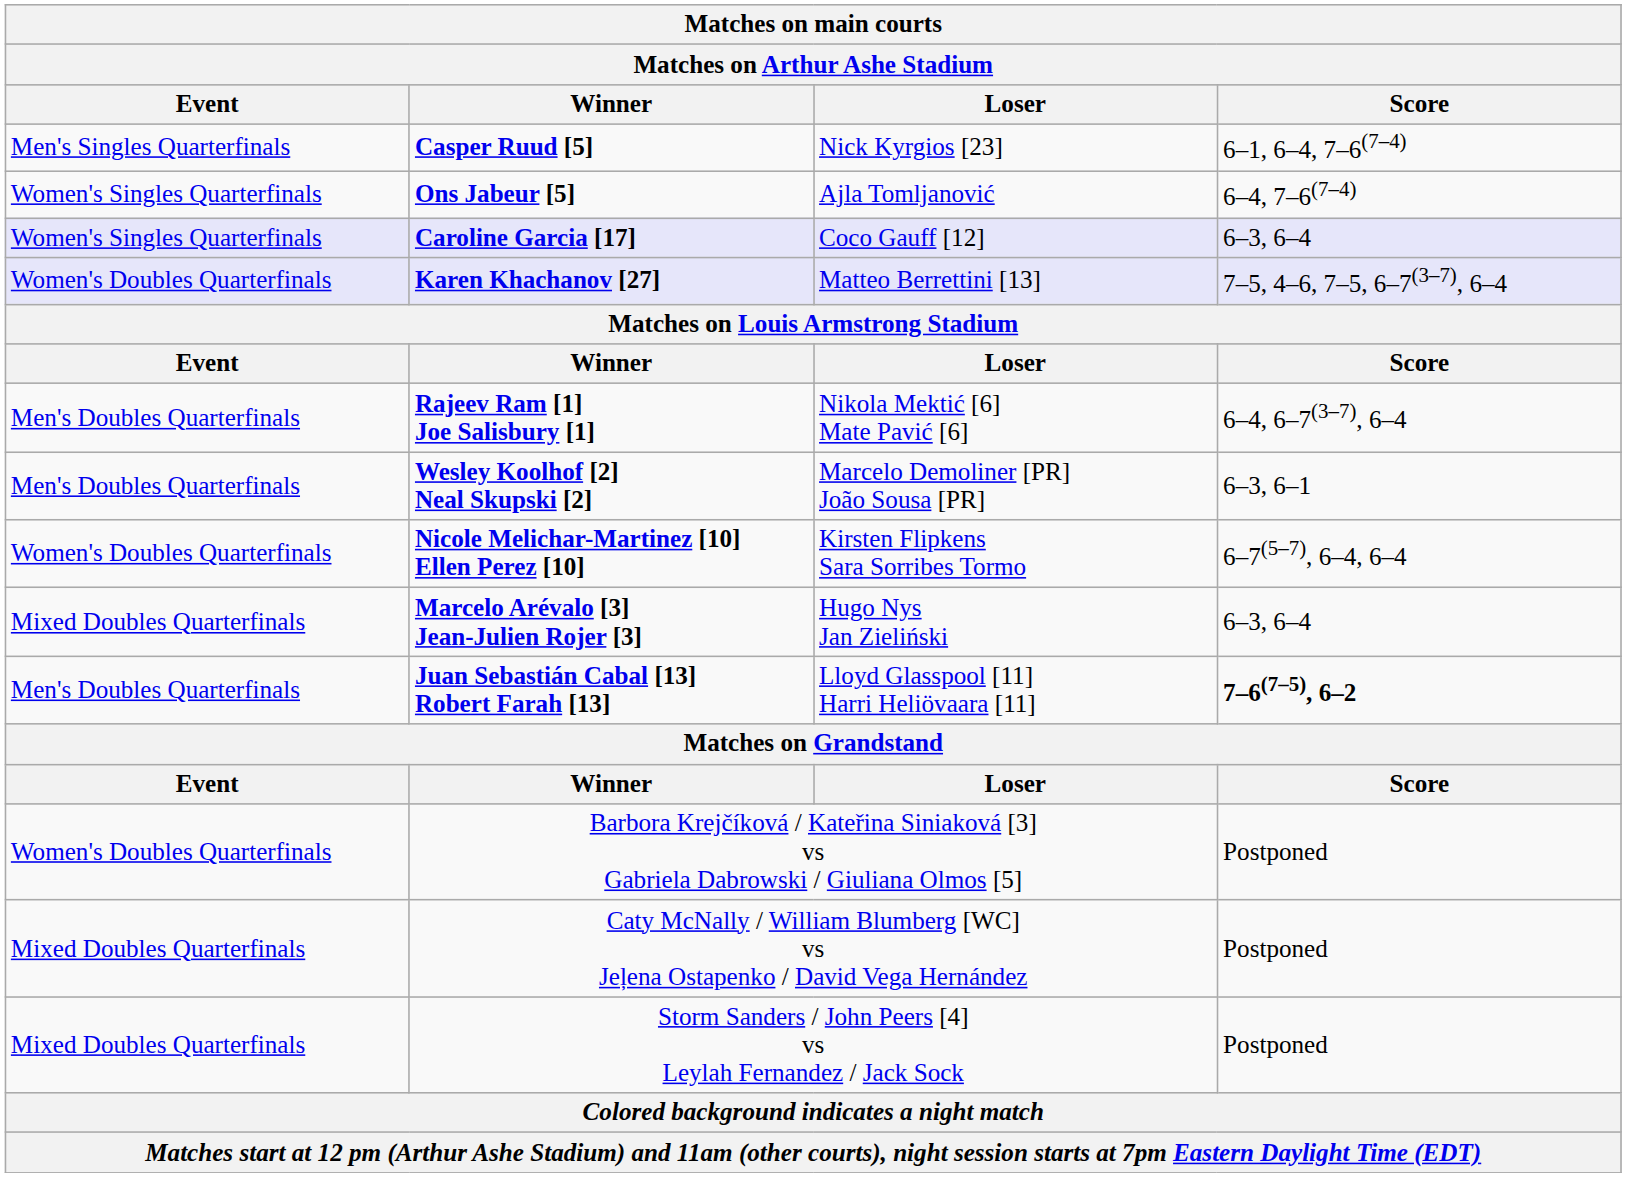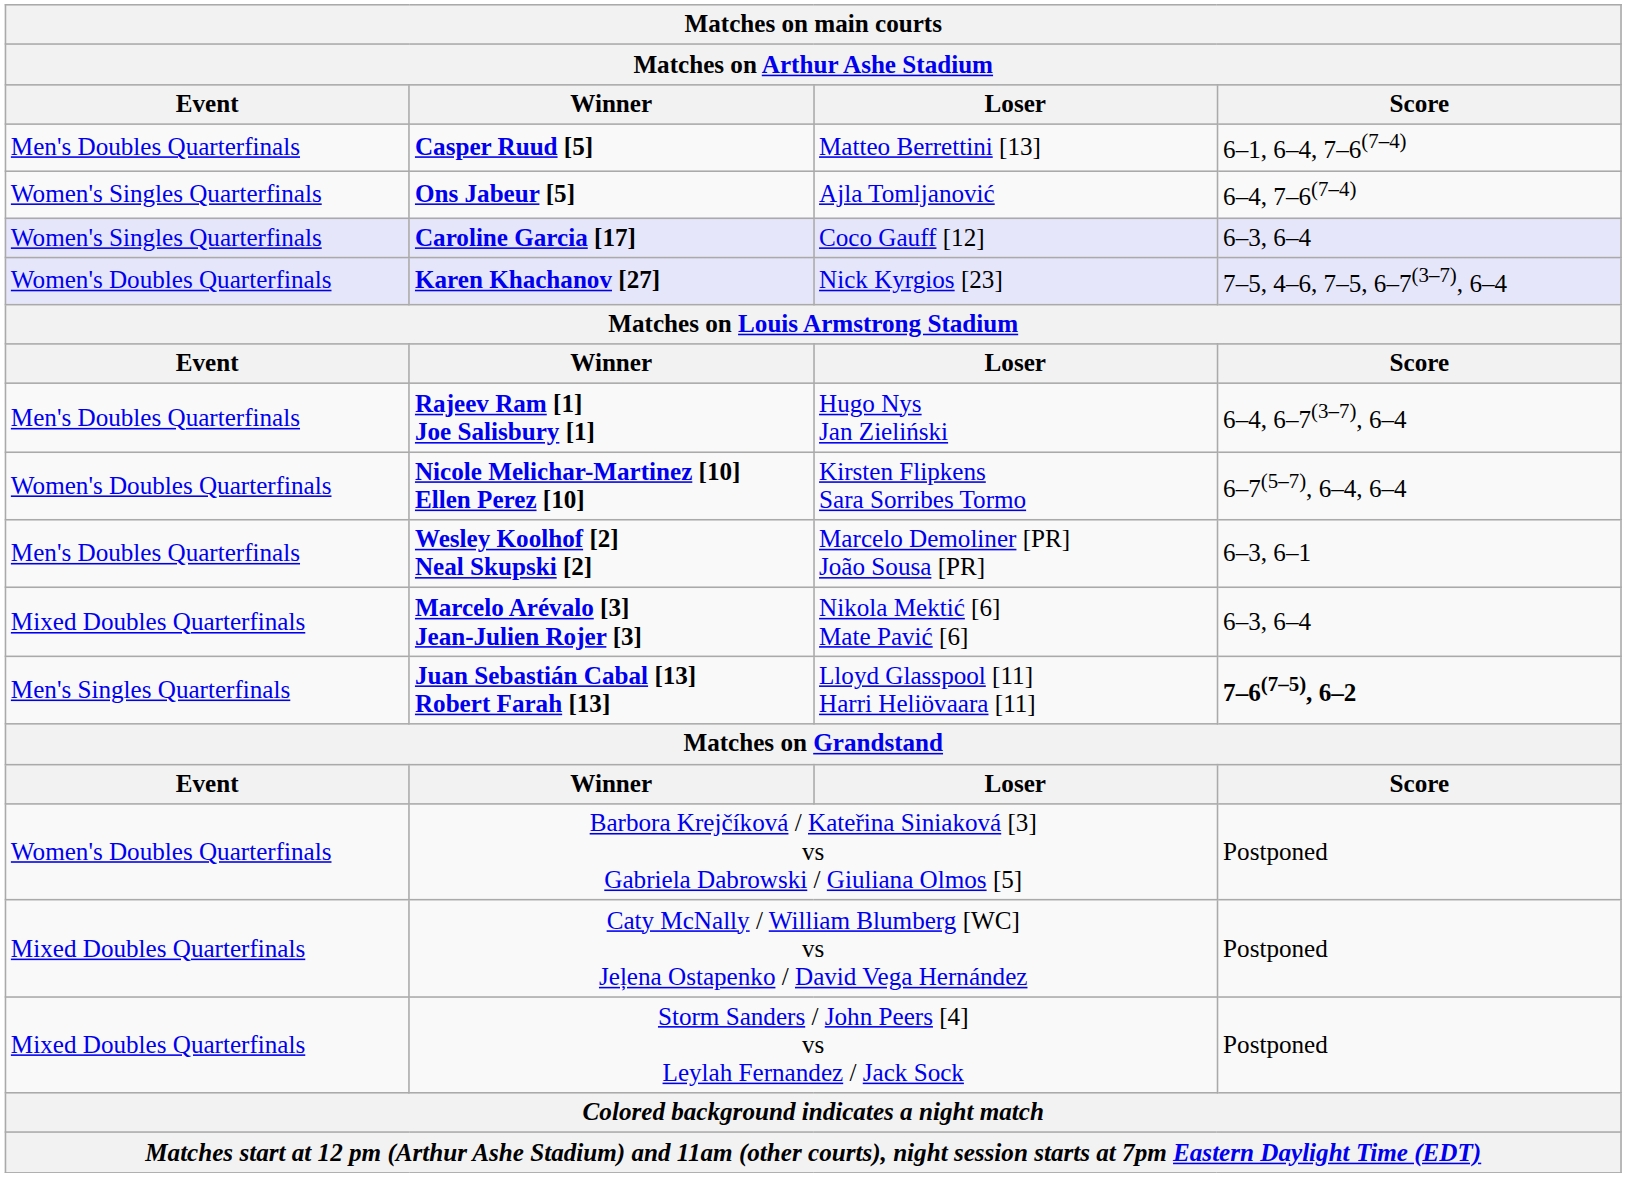(151, 147) Men's Singles Quarterfinals -> (155, 147) Men's Doubles Quarterfinals
(911, 147) Nick Kyrgios [23] -> (930, 147) Matteo Berrettini [13]
(930, 280) Matteo Berrettini [13] -> (911, 280) Nick Kyrgios [23]
(910, 417) Nikola Mektić [6] Mate Pavić [6] -> (884, 417) Hugo Nys Jan Zieliński
rows swapped: (517, 485) <-> (578, 553)
(884, 621) Hugo Nys Jan Zieliński -> (910, 621) Nikola Mektić [6] Mate Pavić [6]
(155, 689) Men's Doubles Quarterfinals -> (151, 689) Men's Singles Quarterfinals
